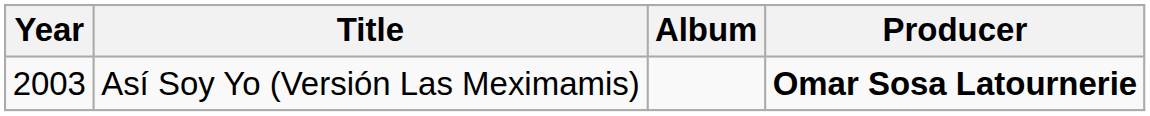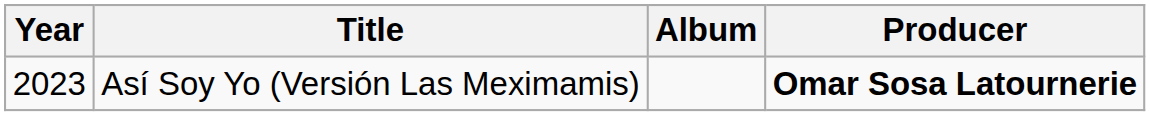(49, 82) 2003 -> (49, 82) 2023
